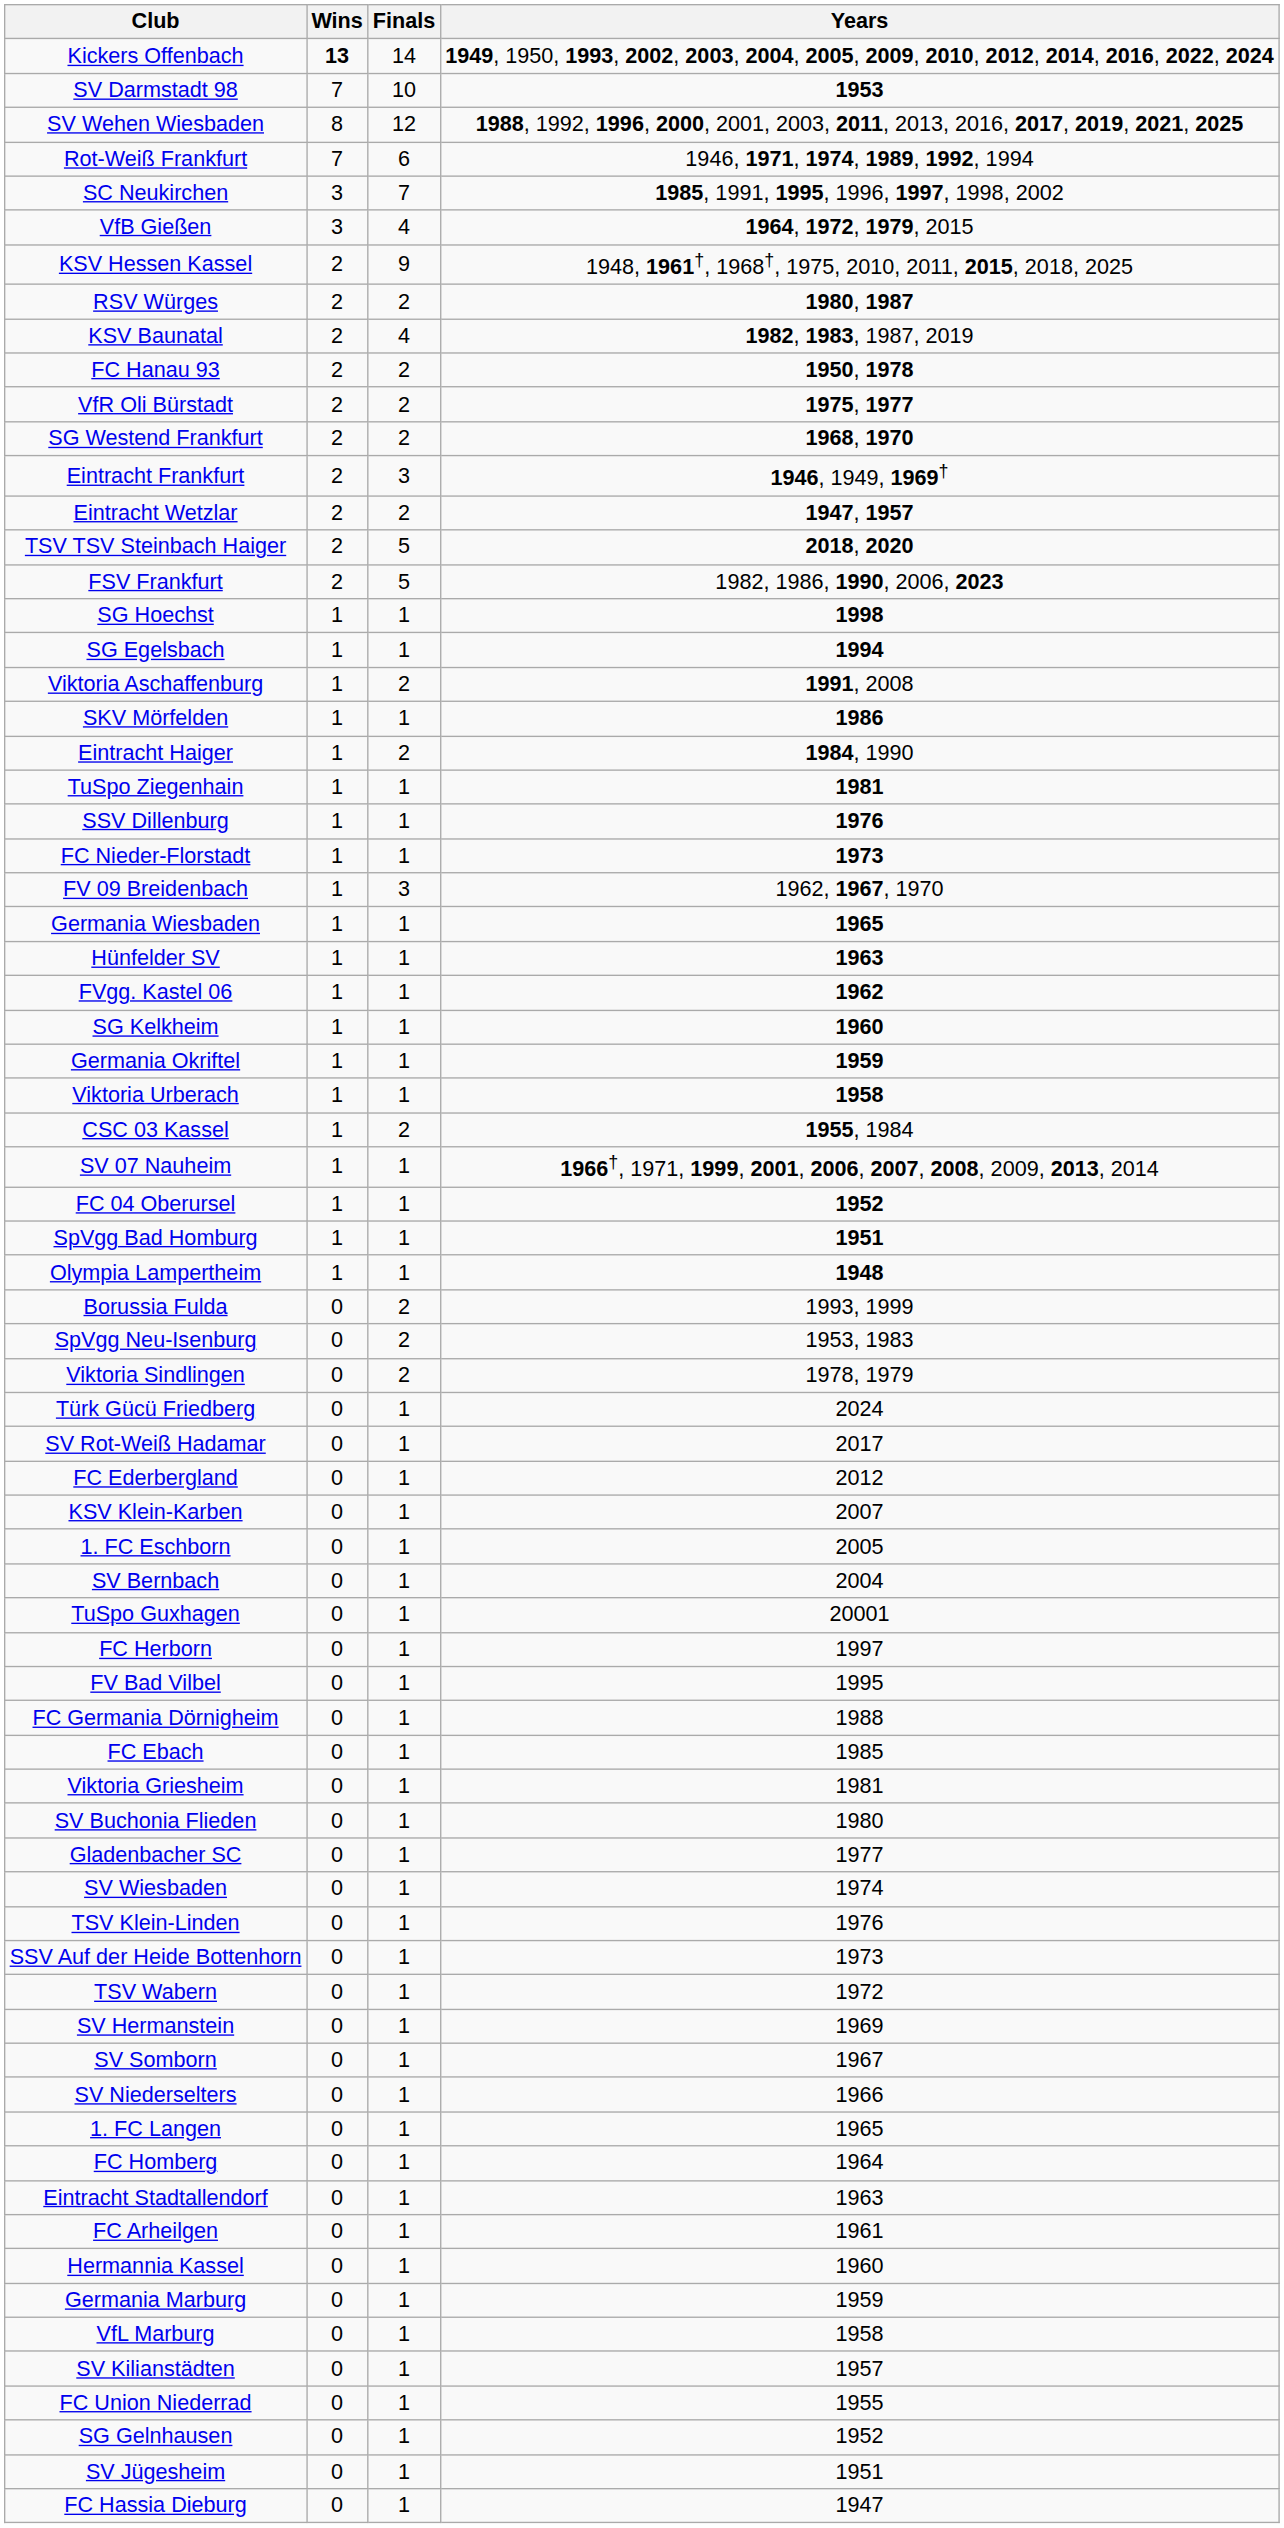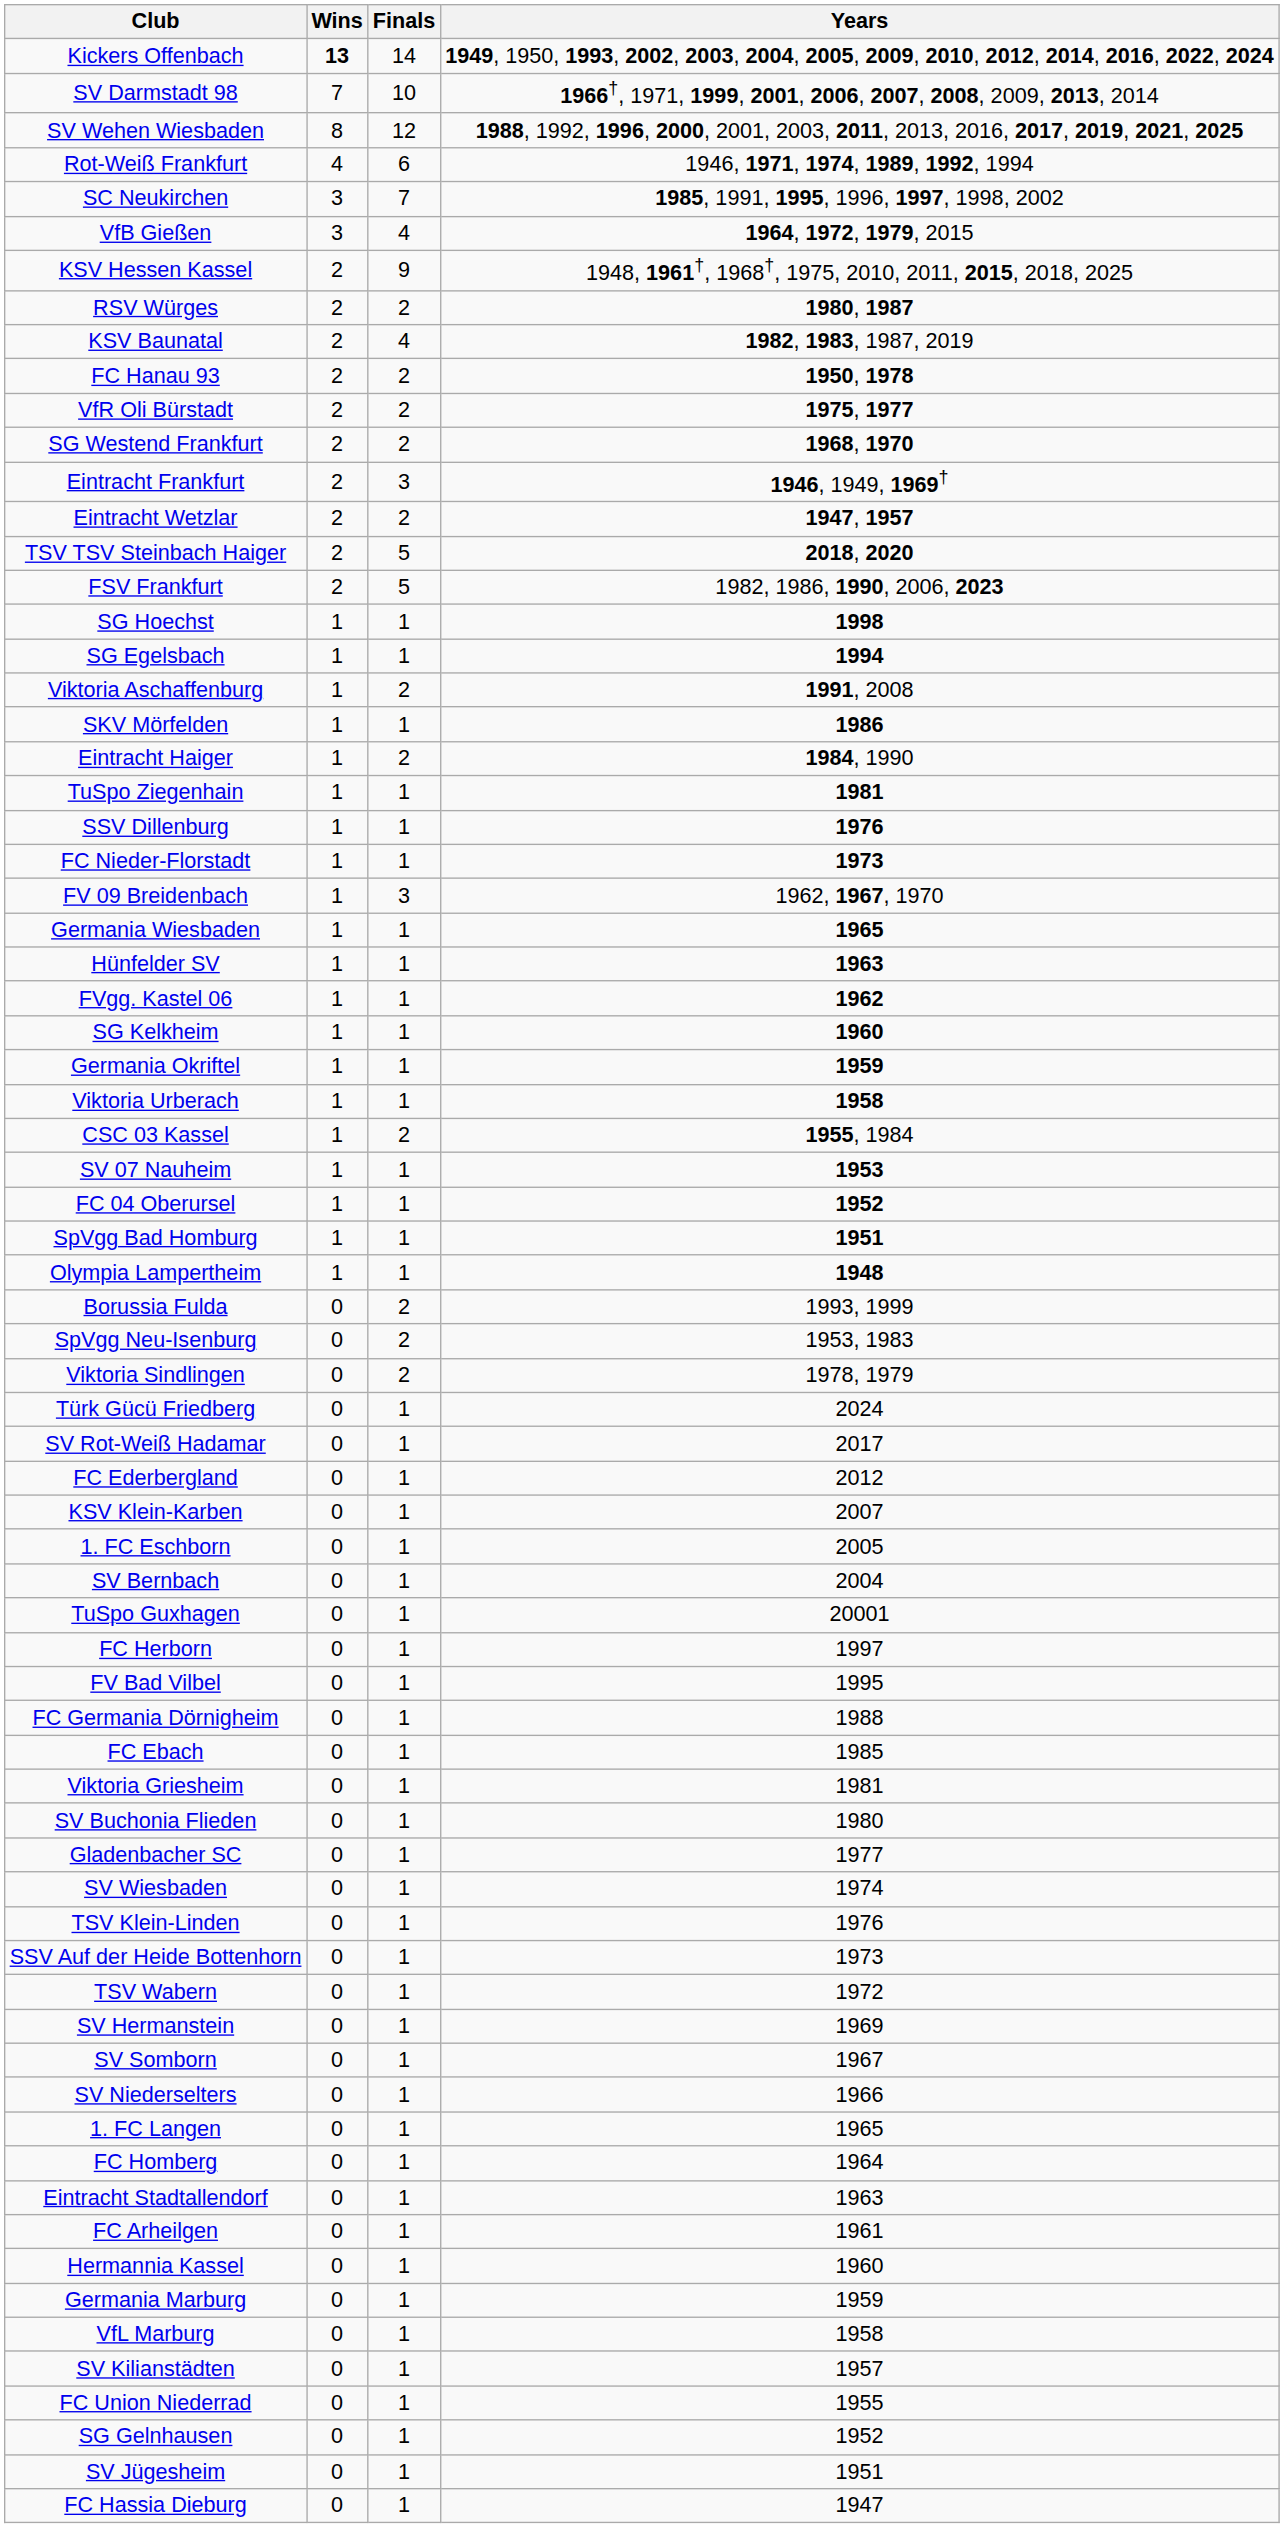(859, 90) 1953 -> (859, 93) 1966†, 1971, 1999, 2001, 2006, 2007, 2008, 2009, 2013, 2014
(337, 158) 7 -> (337, 164) 4
(859, 1166) 1966†, 1971, 1999, 2001, 2006, 2007, 2008, 2009, 2013, 2014 -> (859, 1169) 1953
